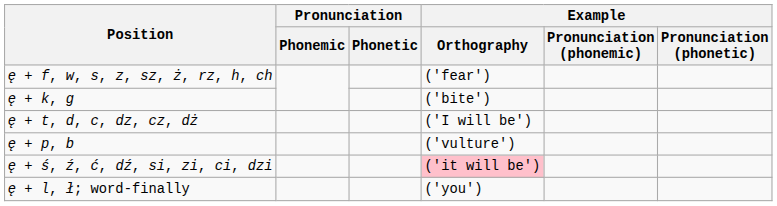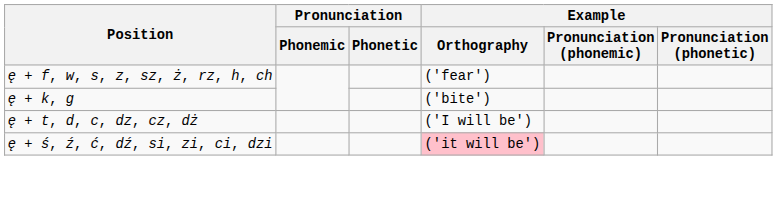- row: (41, 144)
- row: (99, 189)
